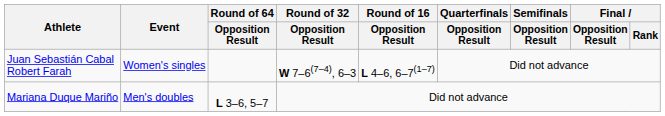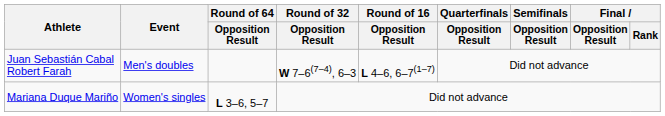(164, 66) Women's singles -> (158, 66) Men's doubles
(158, 97) Men's doubles -> (164, 97) Women's singles
